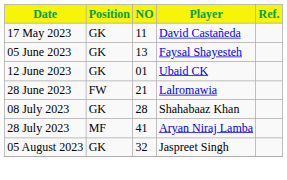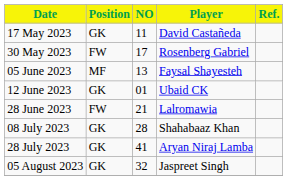+ row: (39, 52)
(97, 52) GK -> (97, 71) MF
(97, 128) MF -> (97, 147) GK
